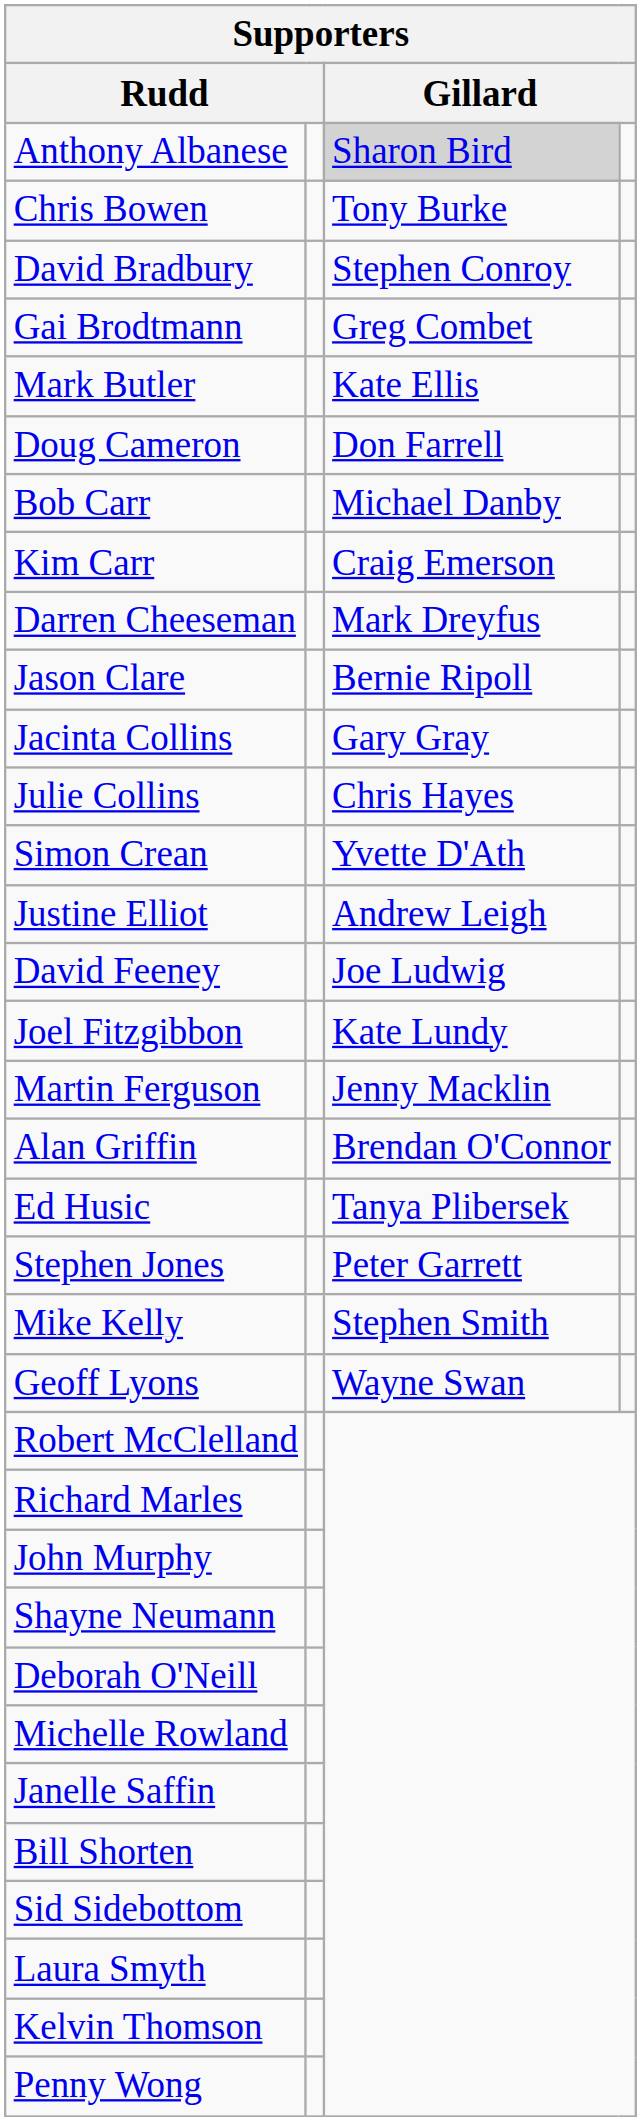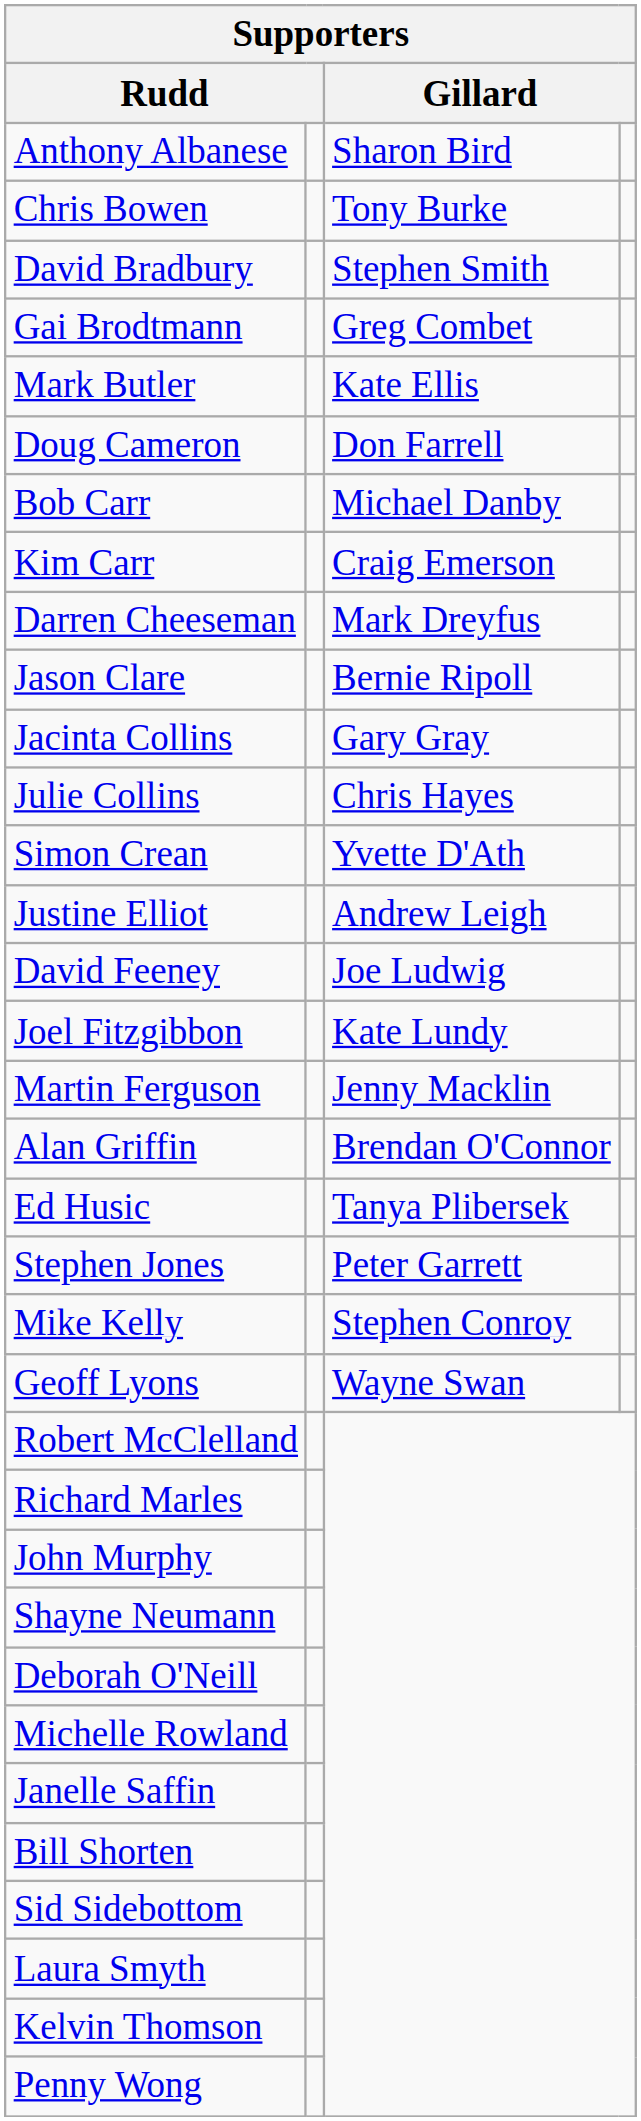(422, 151) lightgrey background -> (422, 151) no background
(452, 268) Stephen Conroy -> (440, 268) Stephen Smith
(440, 1323) Stephen Smith -> (452, 1323) Stephen Conroy
